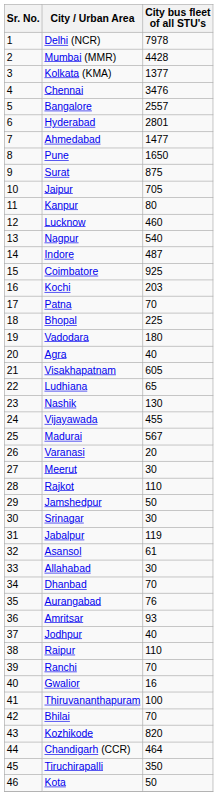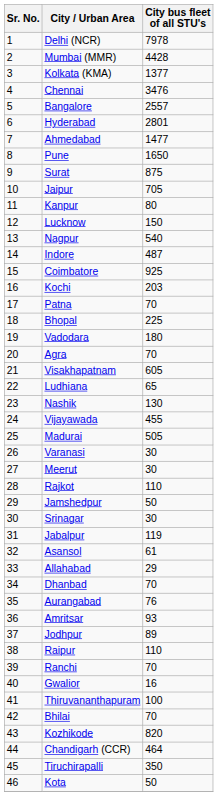(154, 222) 460 -> (154, 222) 150
(151, 354) 40 -> (151, 354) 70
(154, 436) 567 -> (154, 436) 505
(151, 453) 20 -> (151, 453) 30
(151, 568) 30 -> (151, 568) 29
(151, 634) 40 -> (151, 634) 89
